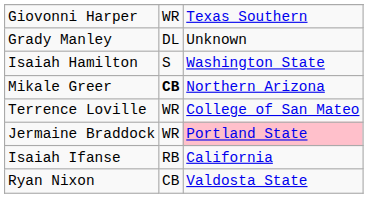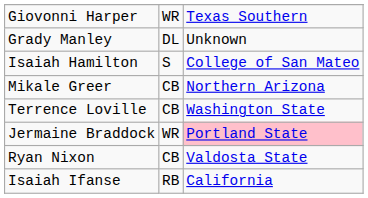(256, 63) Washington State -> (273, 63) College of San Mateo
(171, 87) bold -> (171, 87) normal
(171, 110) WR -> (171, 110) CB
(273, 110) College of San Mateo -> (256, 110) Washington State
rows swapped: (51, 181) <-> (64, 157)
